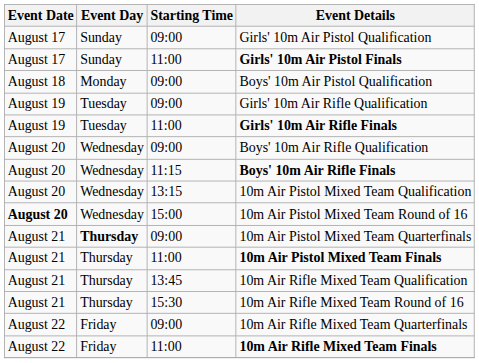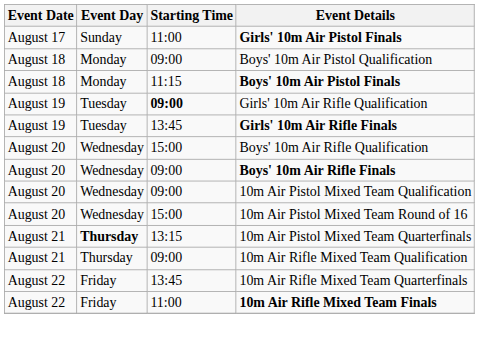- row: (335, 37)
+ row: (320, 81)
(166, 103) normal -> (167, 103) bold
(166, 125) 11:00 -> (166, 125) 13:45
(166, 147) 09:00 -> (166, 147) 15:00
(166, 170) 11:15 -> (166, 170) 09:00
(166, 192) 13:15 -> (166, 192) 09:00
(38, 214) bold -> (36, 214) normal
(166, 236) 09:00 -> (166, 236) 13:15
- row: (340, 258)
(166, 280) 13:45 -> (166, 258) 09:00
- row: (352, 302)
(166, 324) 09:00 -> (166, 280) 13:45
